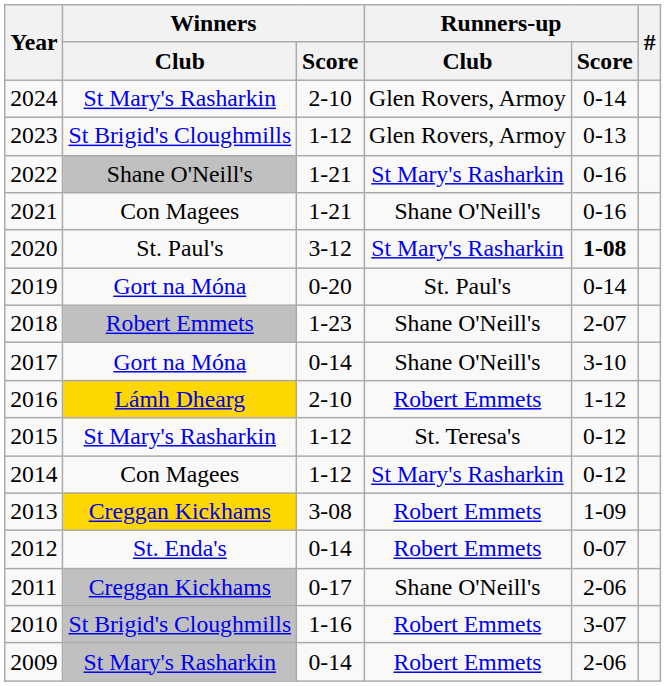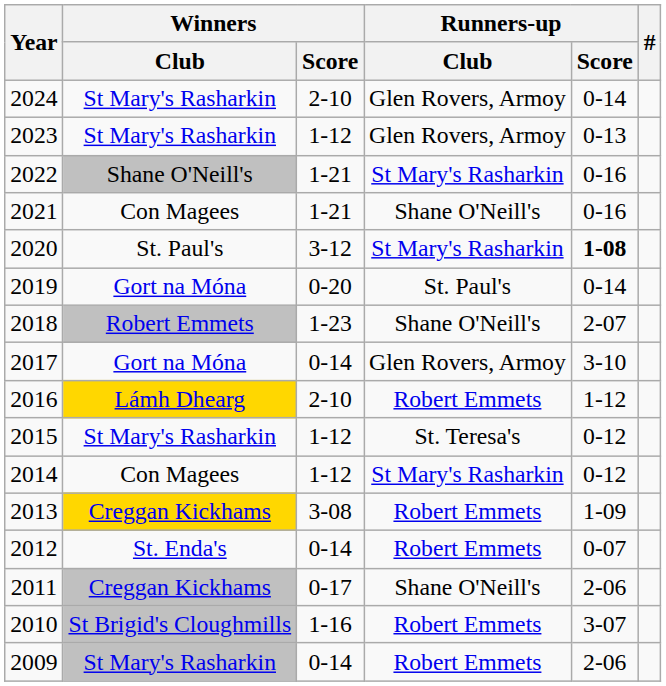(180, 135) St Brigid's Cloughmills -> (180, 135) St Mary's Rasharkin
(467, 361) Shane O'Neill's -> (467, 361) Glen Rovers, Armoy
